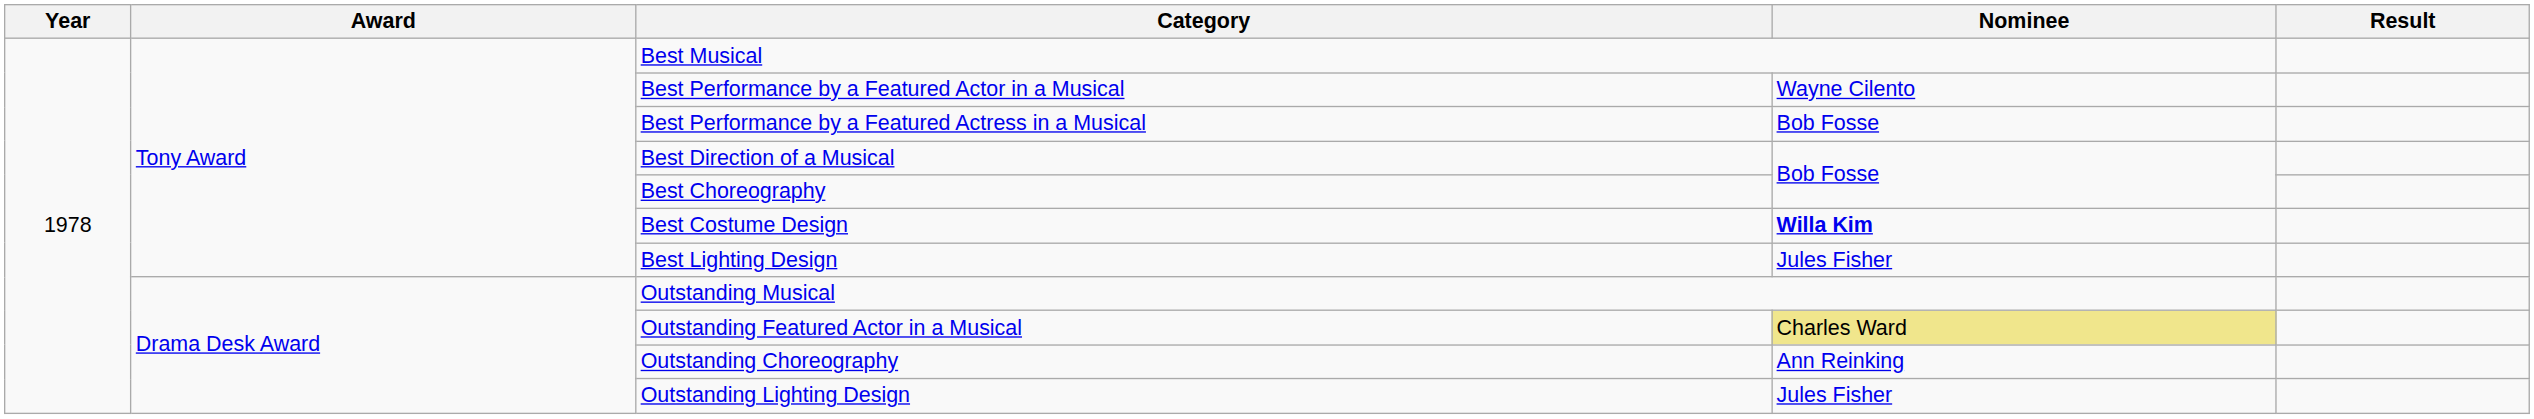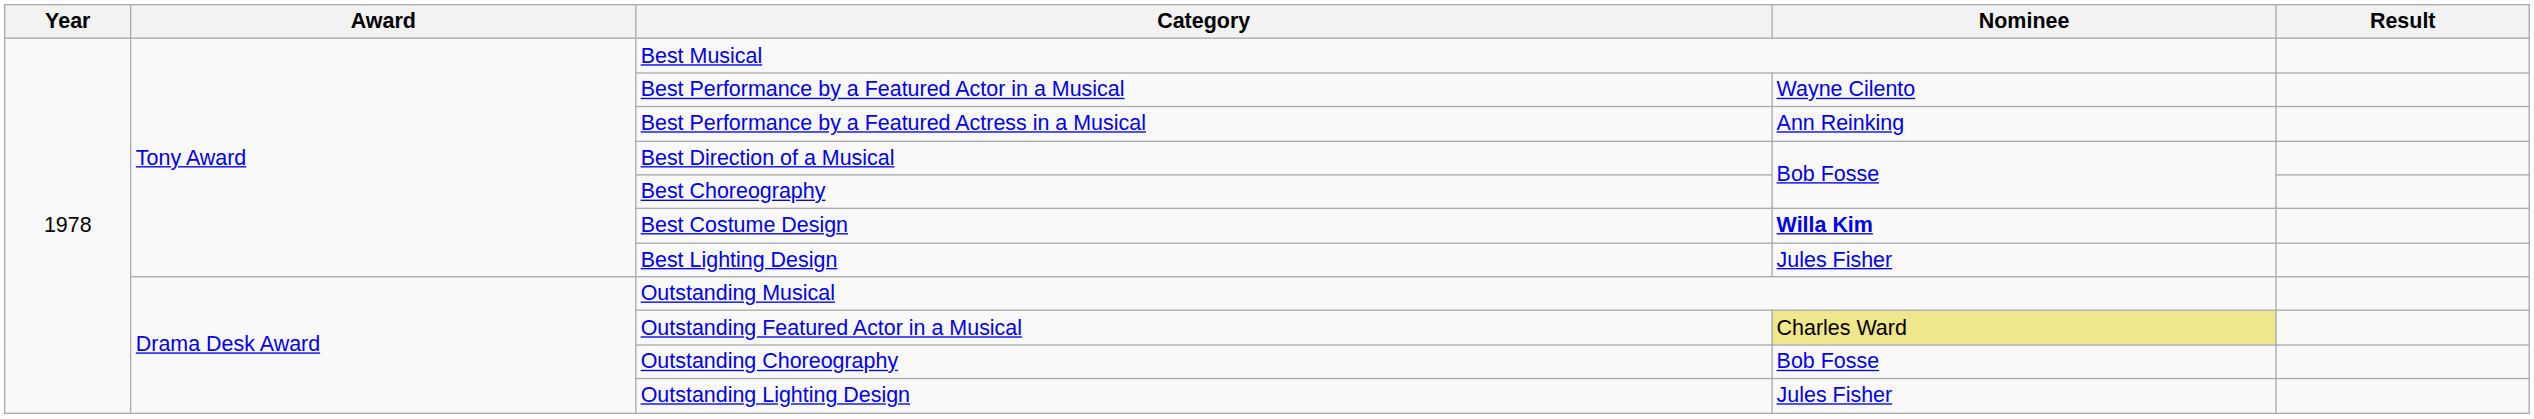(1828, 123) Bob Fosse -> (1840, 123) Ann Reinking
(1840, 361) Ann Reinking -> (1828, 361) Bob Fosse
